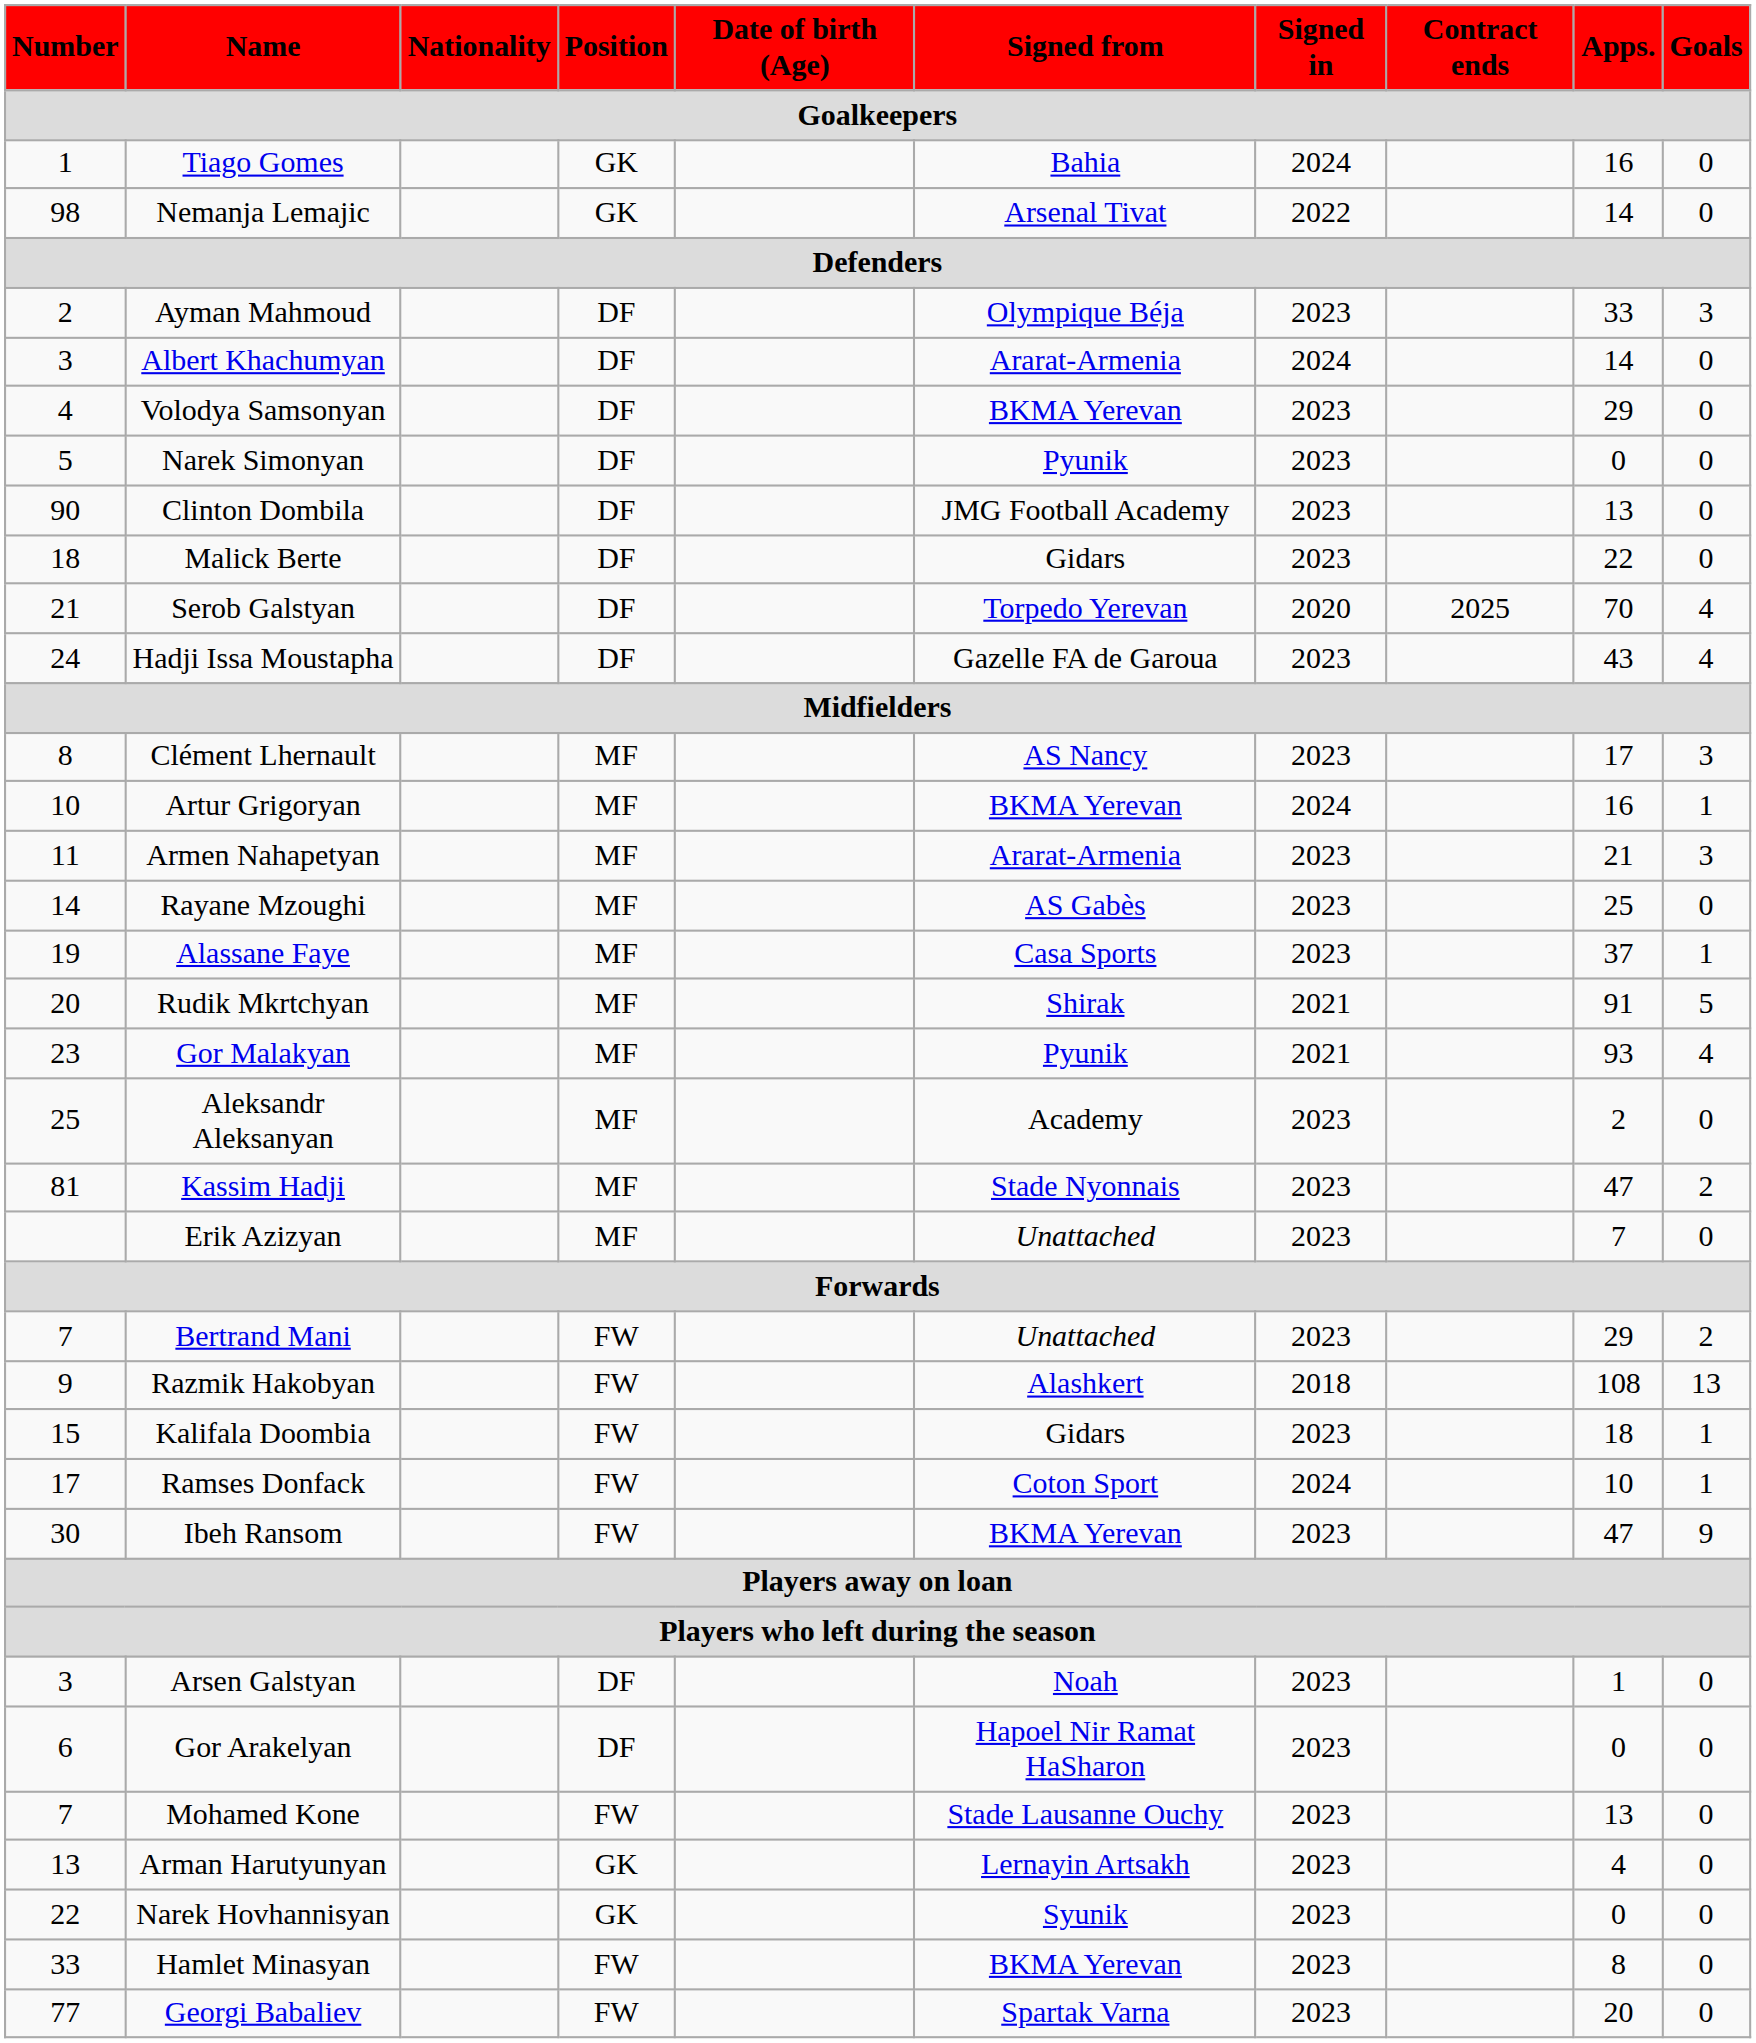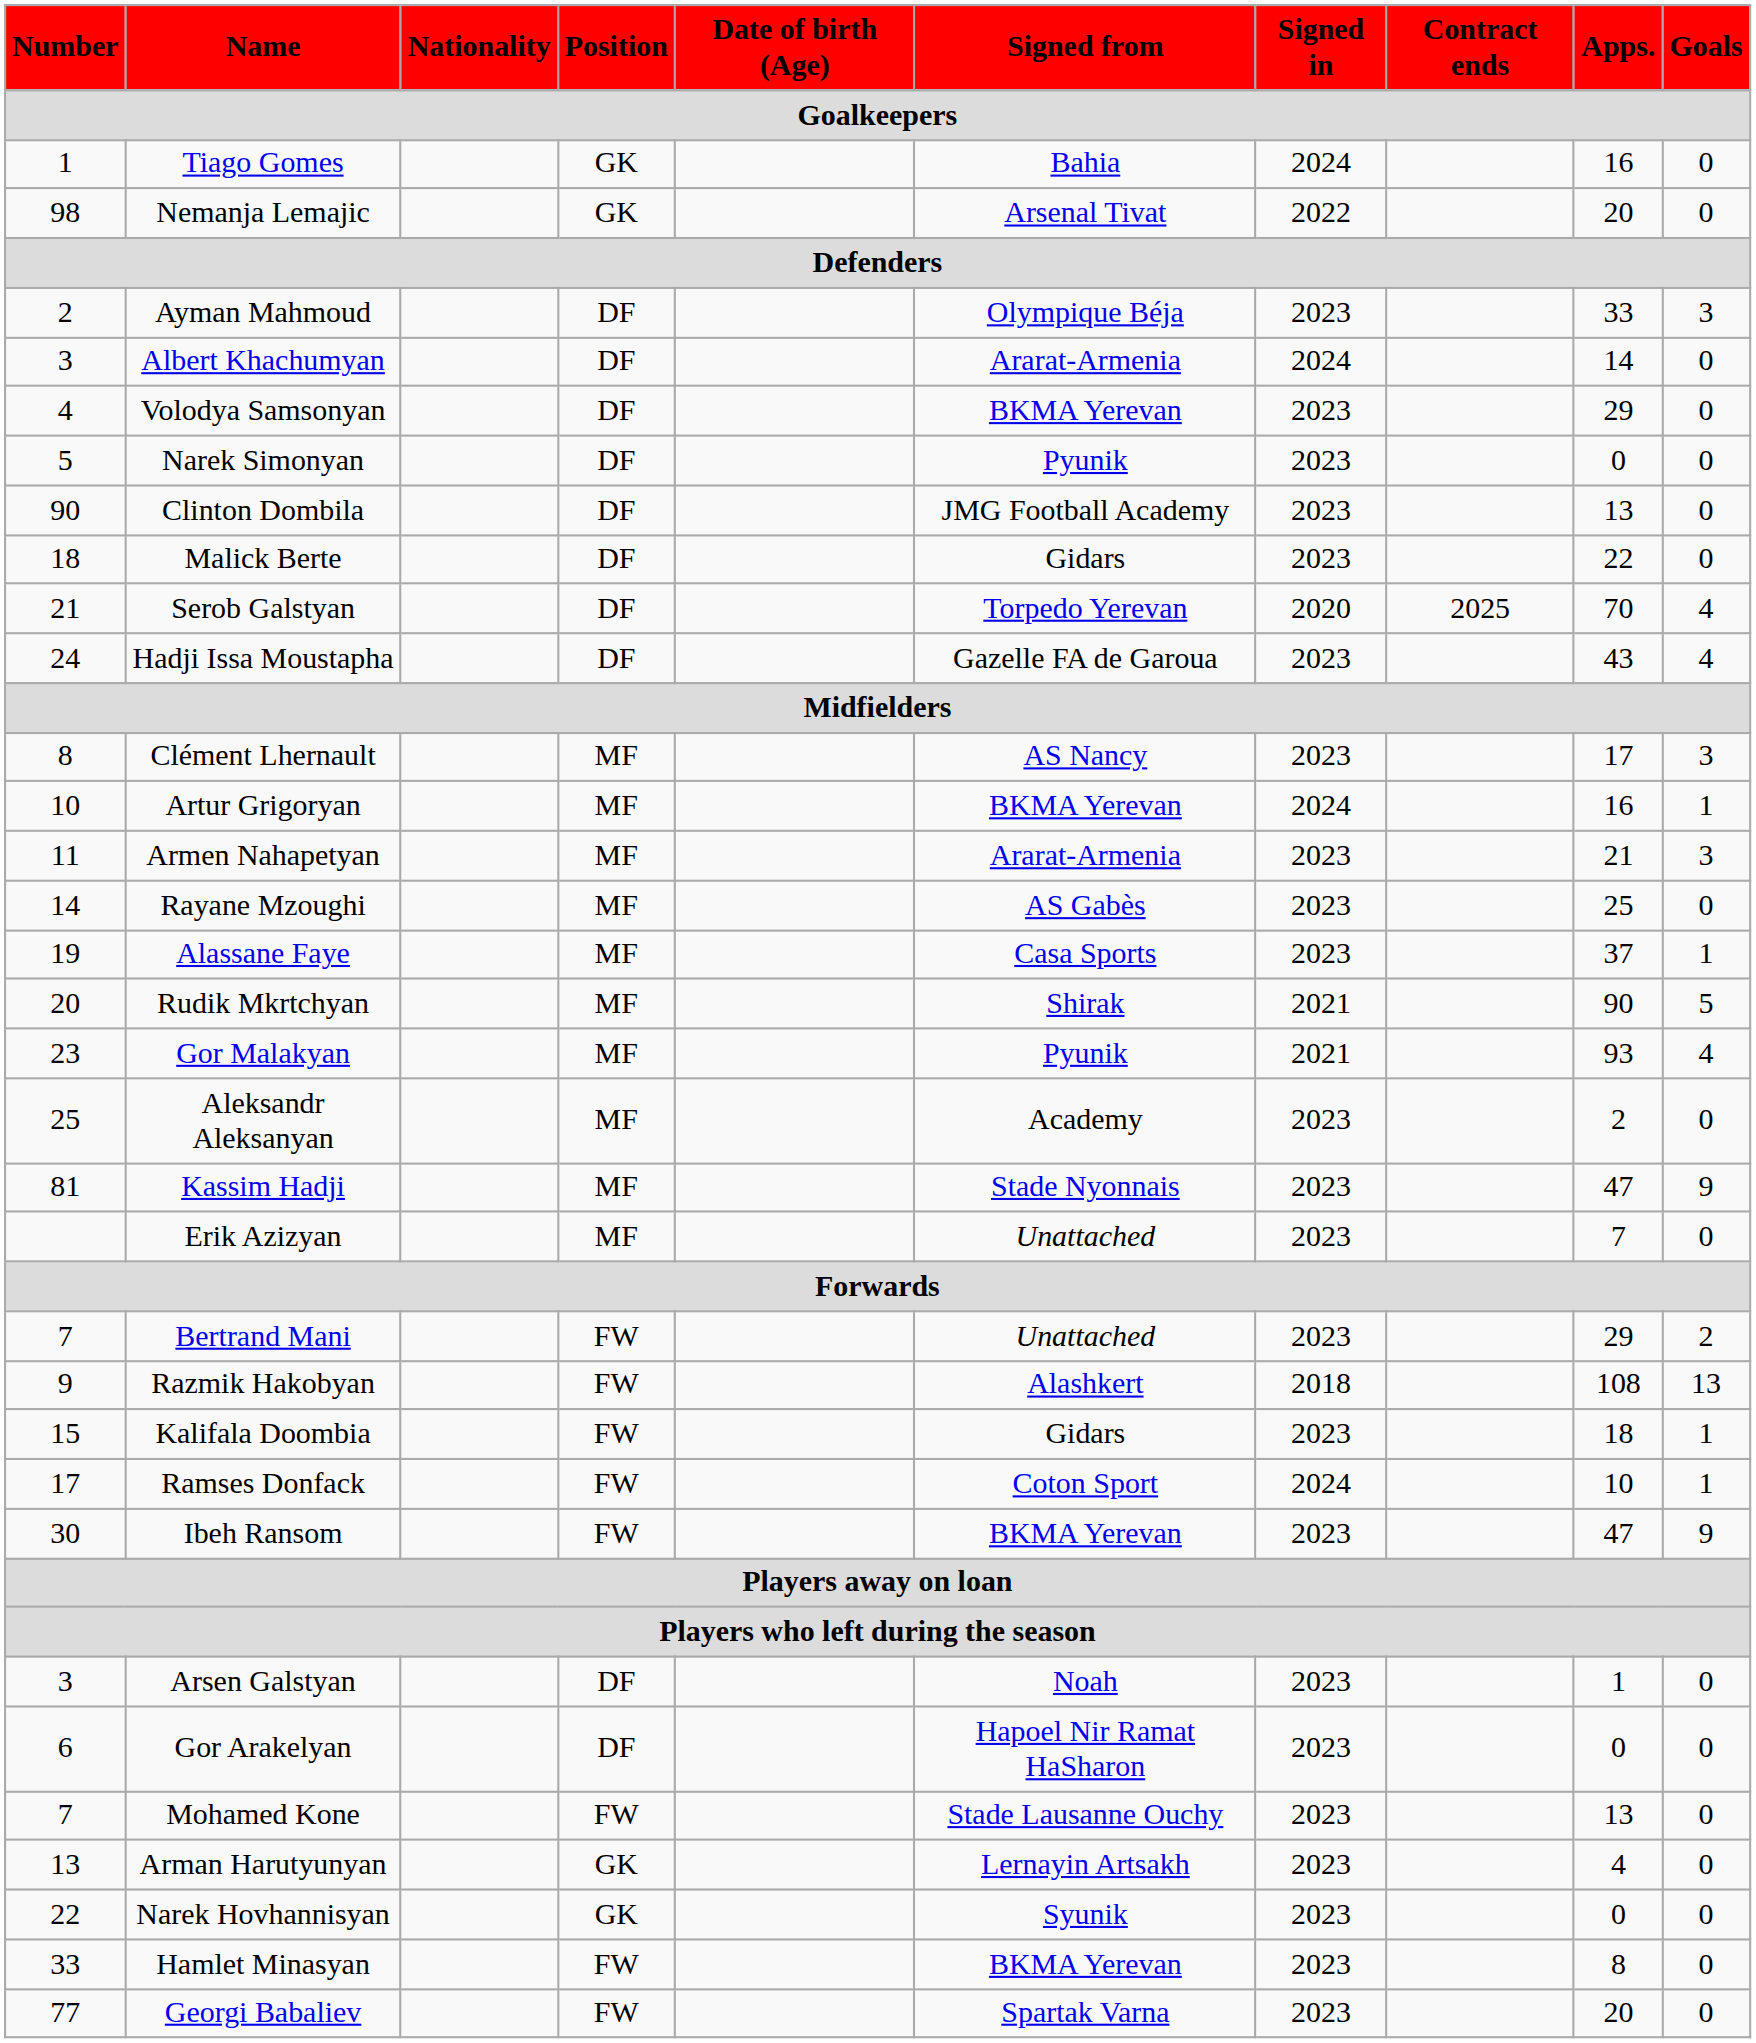(1618, 213) 14 -> (1618, 213) 20
(1618, 1003) 91 -> (1618, 1003) 90
(1706, 1187) 2 -> (1706, 1187) 9
